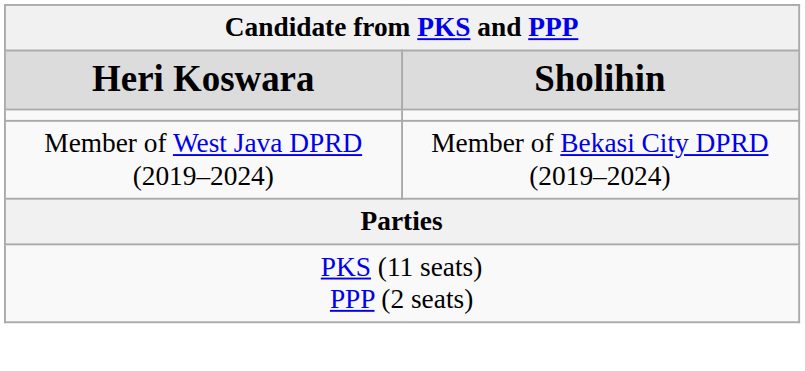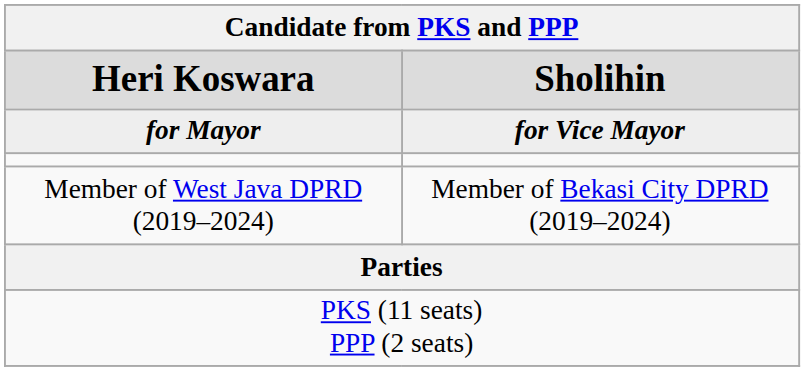+ row: (203, 131)
